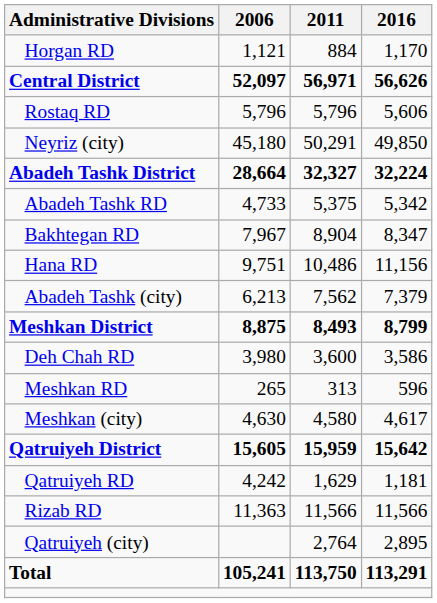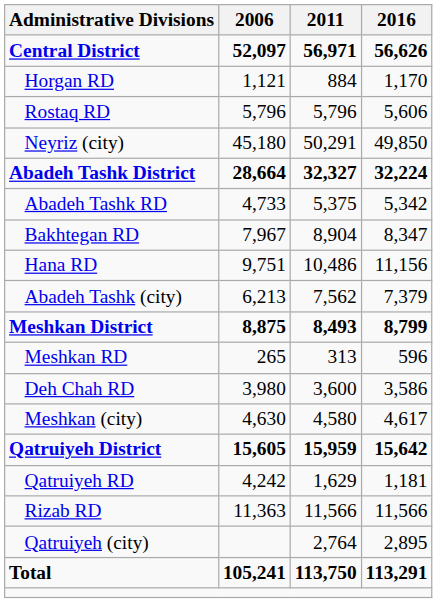rows swapped: (74, 81) <-> (69, 50)
rows swapped: (79, 357) <-> (76, 388)
